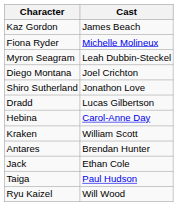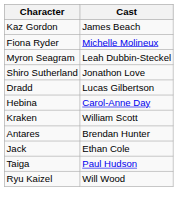- row: (39, 73)
